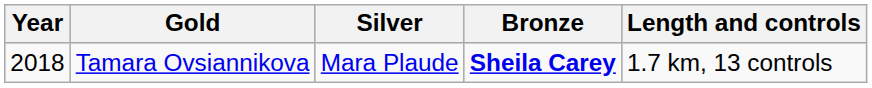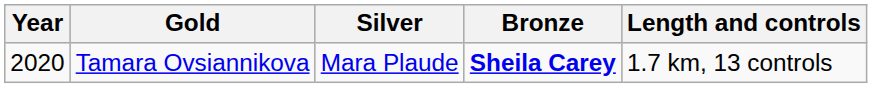(37, 62) 2018 -> (37, 62) 2020
